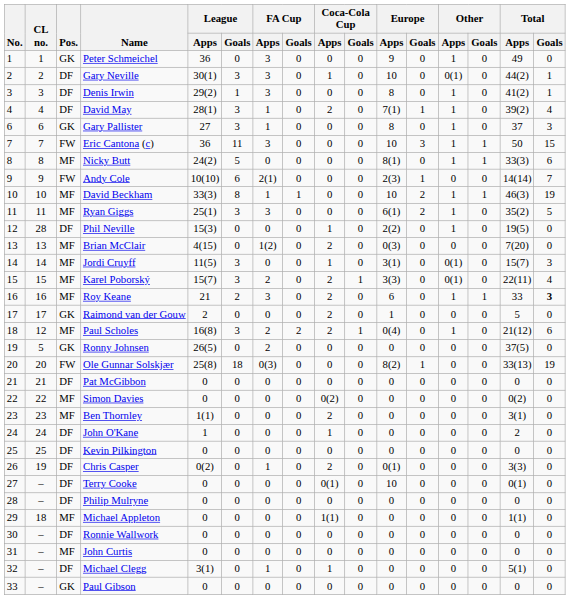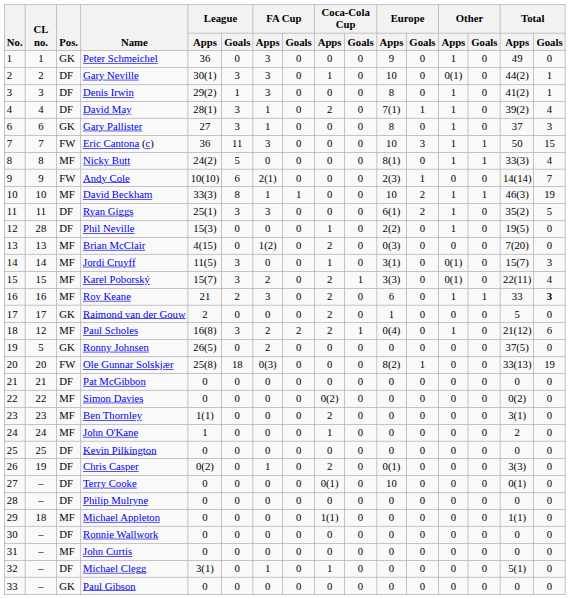(550, 161) 6 -> (550, 161) 4
(67, 212) MF -> (66, 212) DF
(66, 433) DF -> (67, 433) MF
